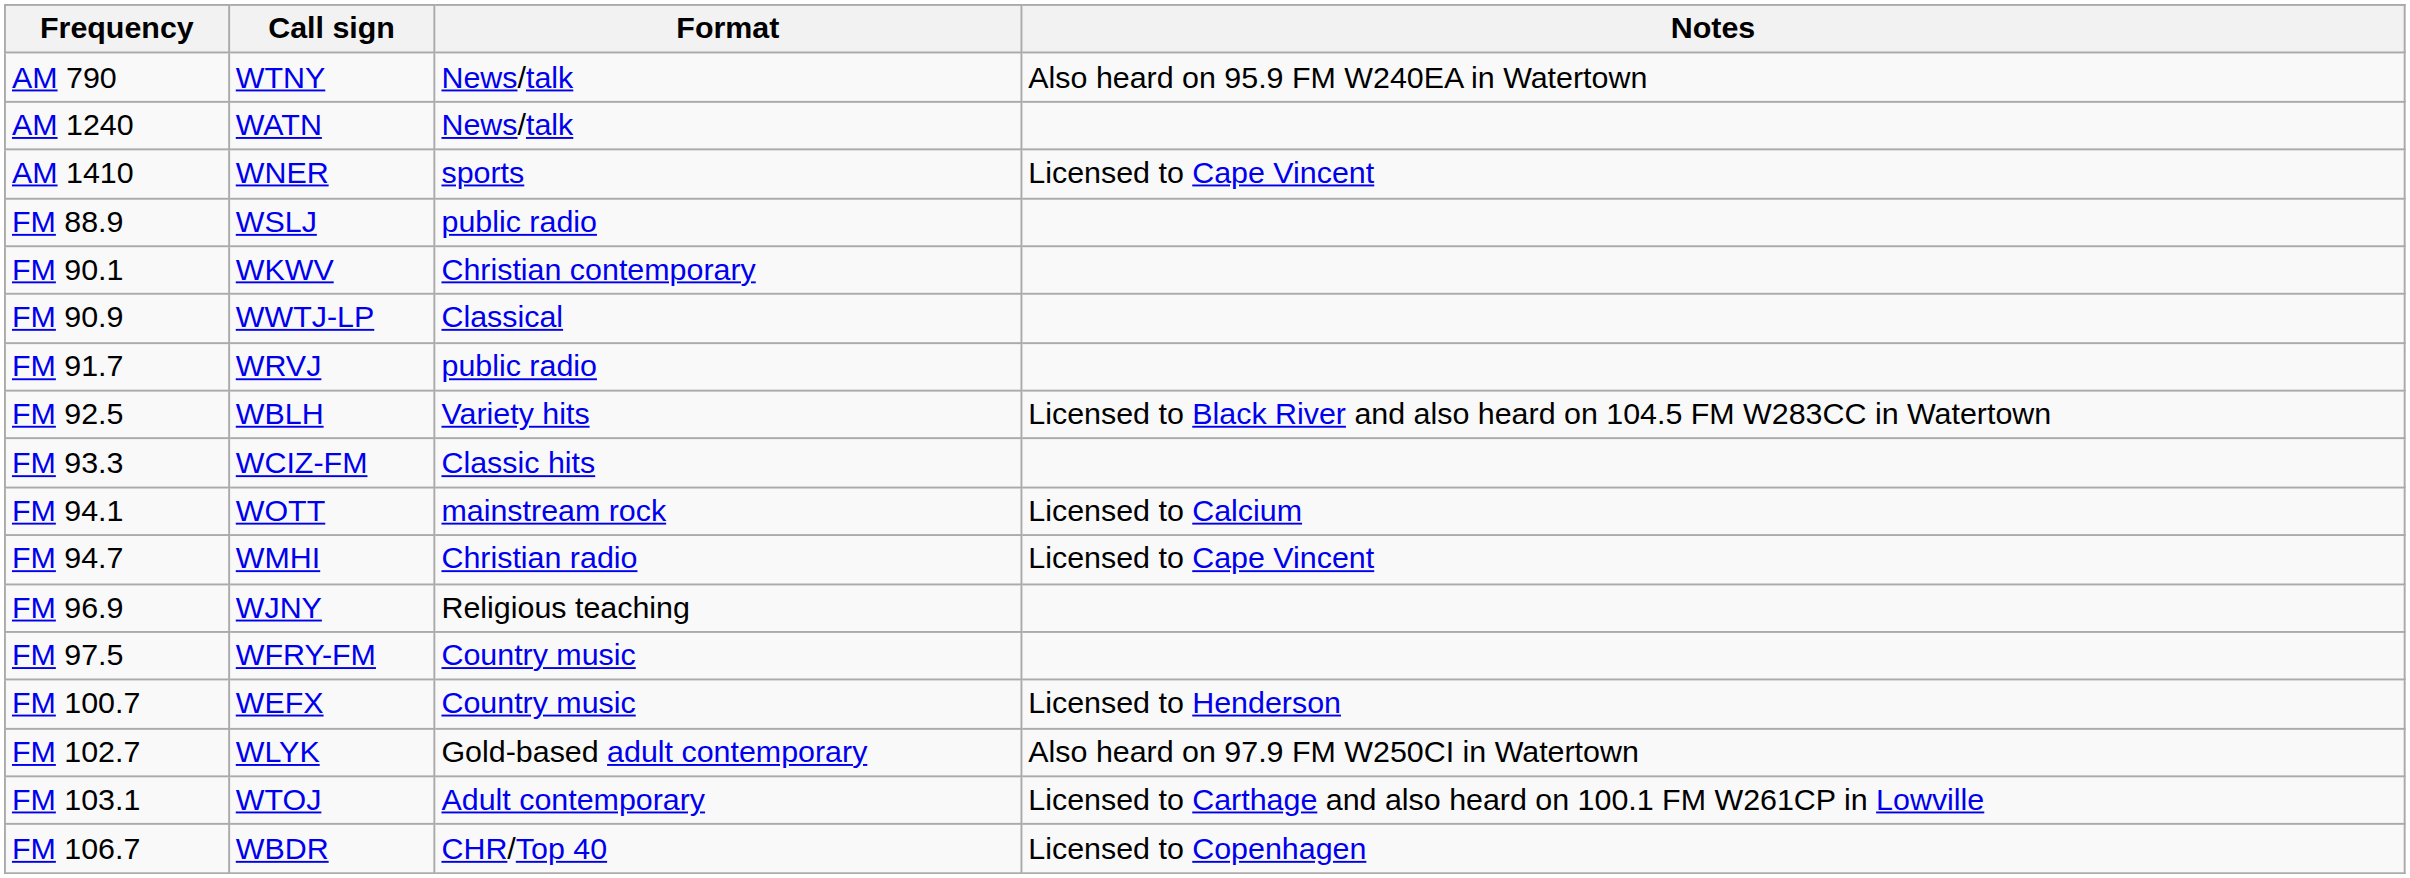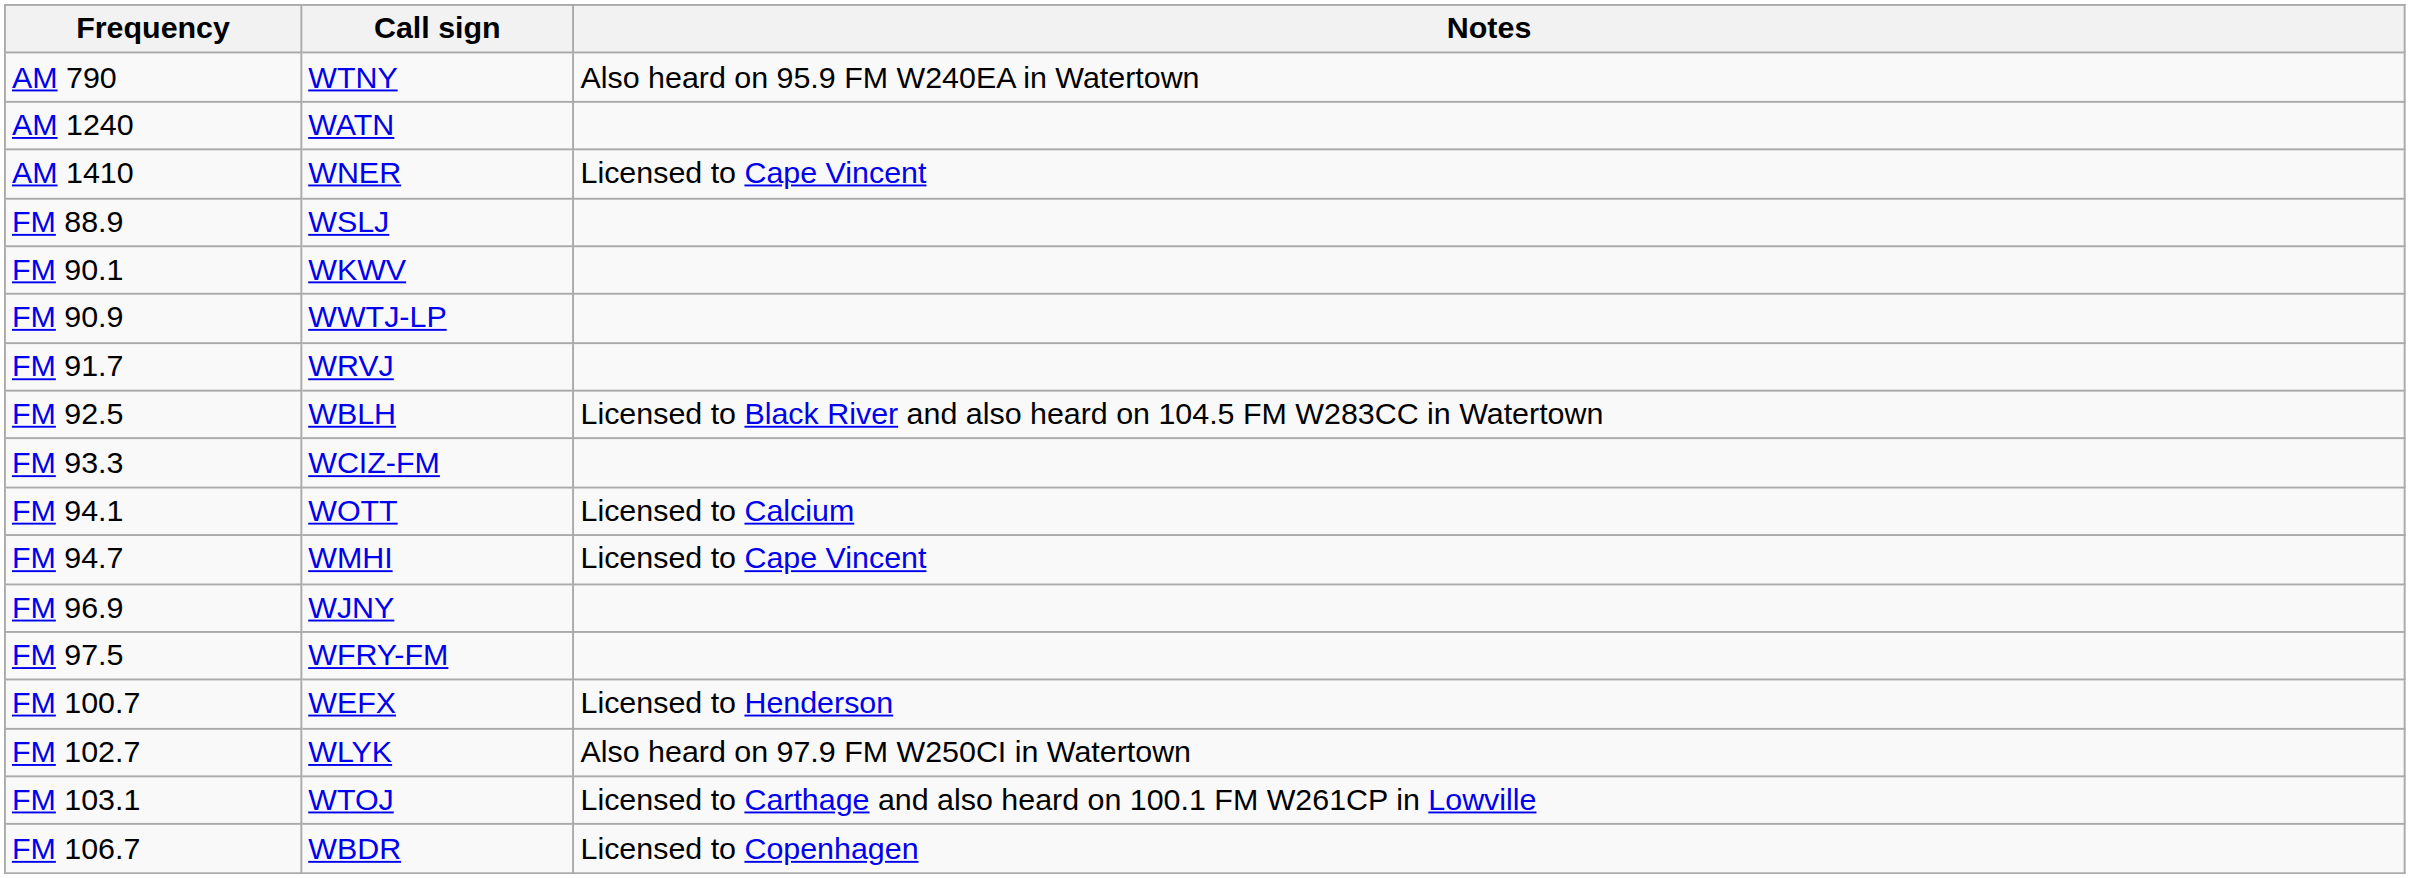- column: (728, 28)
